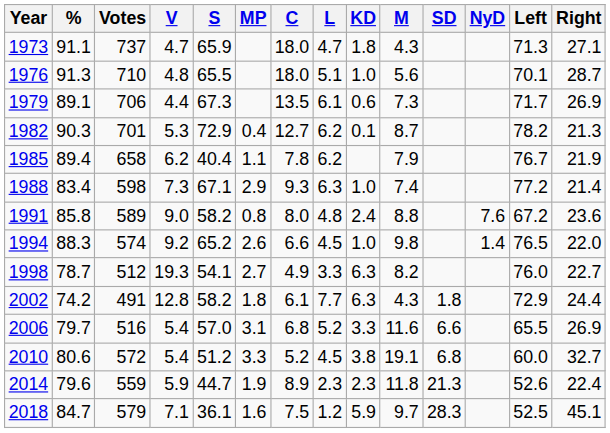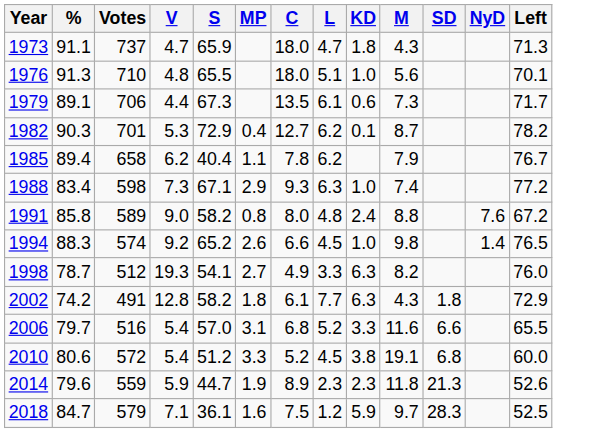- column: (579, 18)
